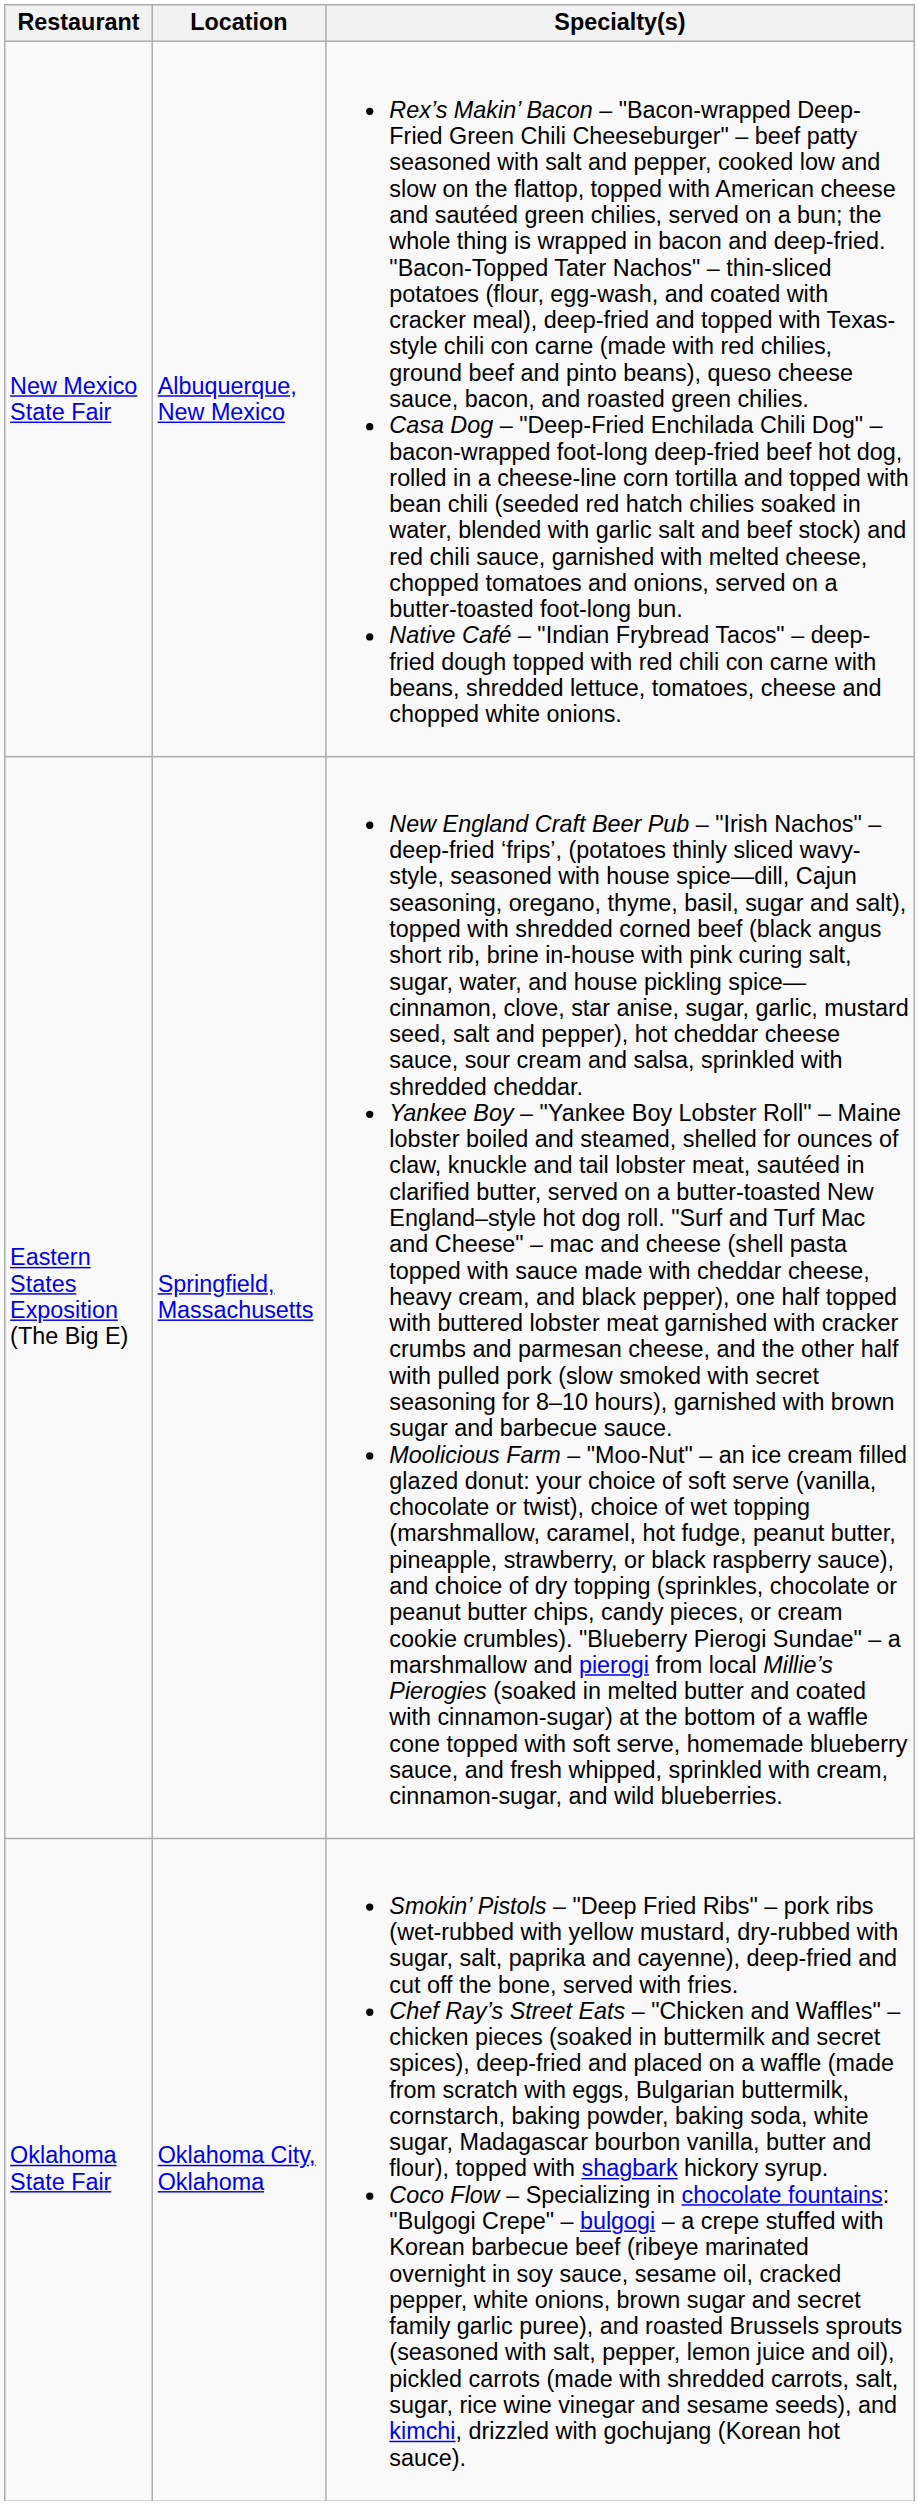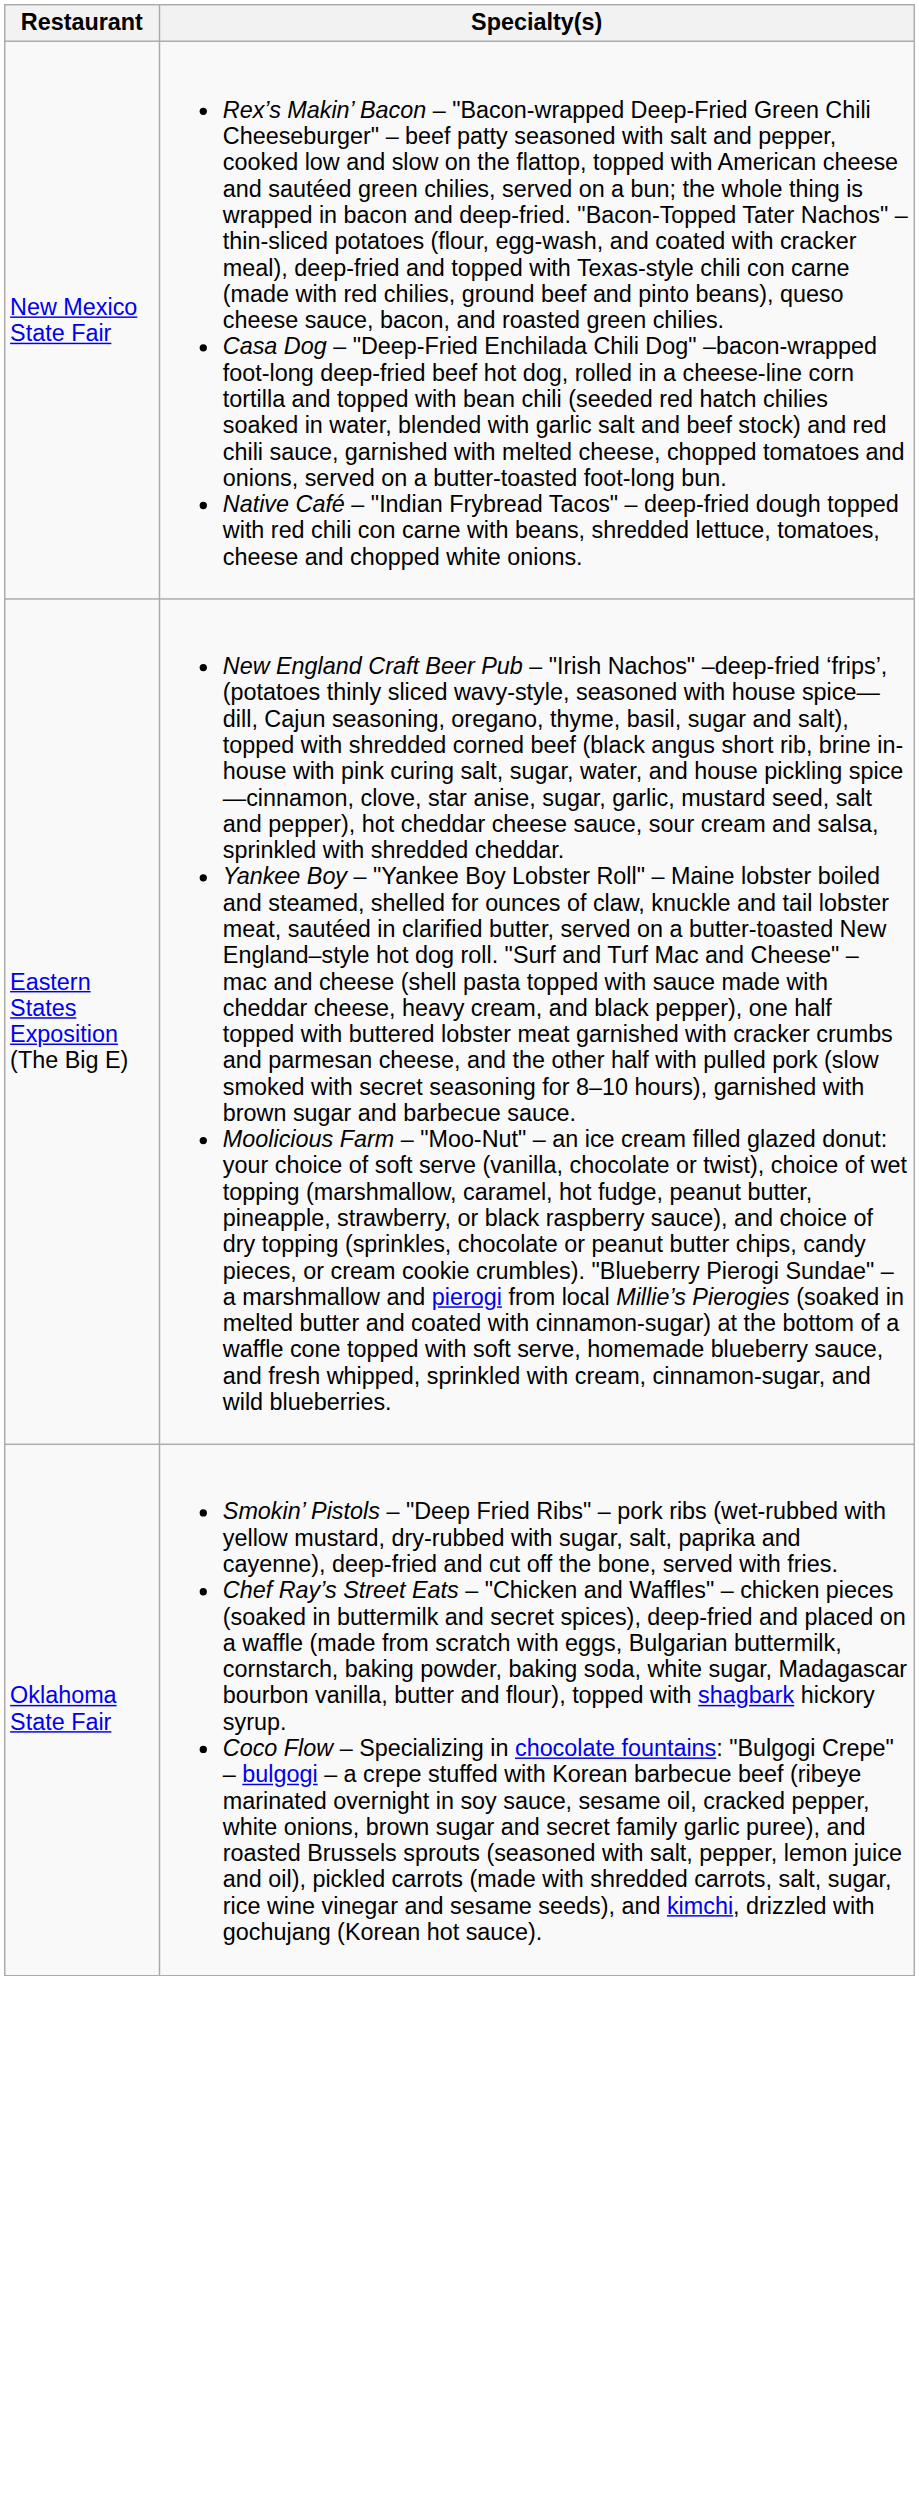- column: (239, 23)
